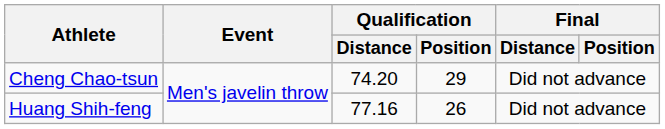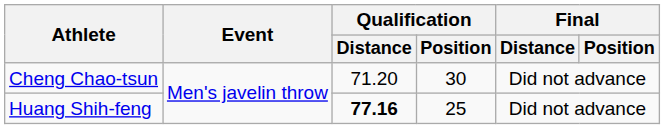(374, 78) 74.20 -> (374, 78) 71.20
(456, 78) 29 -> (456, 78) 30
(374, 108) normal -> (374, 108) bold
(456, 108) 26 -> (456, 108) 25
